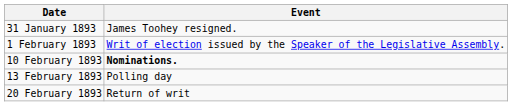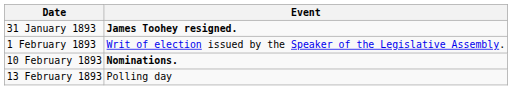(172, 29) normal -> (172, 29) bold
- row: (54, 93)
